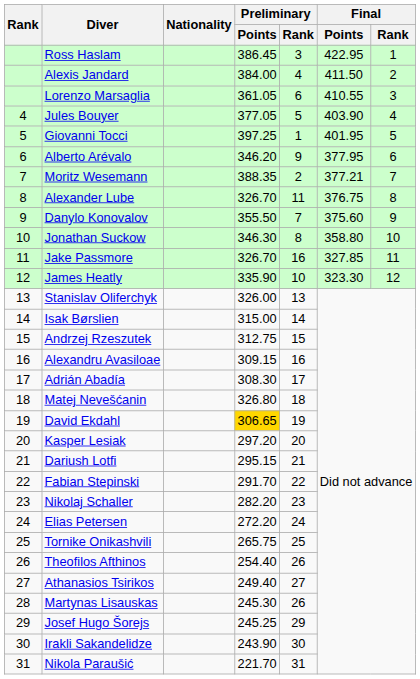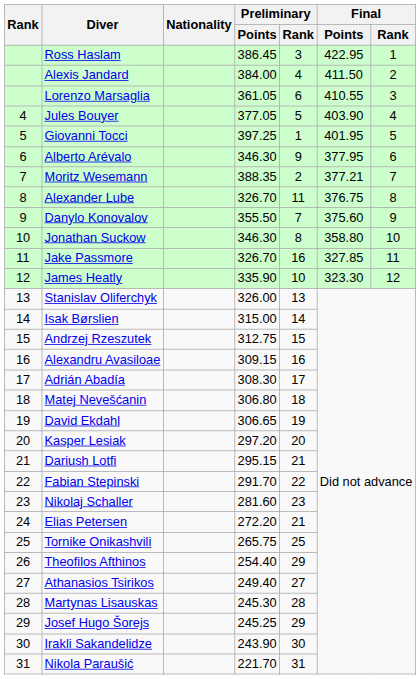(257, 156) 346.20 -> (257, 156) 346.30
(257, 400) 326.80 -> (257, 400) 306.80
(257, 420) gold background -> (257, 420) no background
(257, 501) 282.20 -> (257, 501) 281.60
(298, 522) 24 -> (298, 522) 21
(298, 562) 26 -> (298, 562) 29
(298, 603) 26 -> (298, 603) 28
